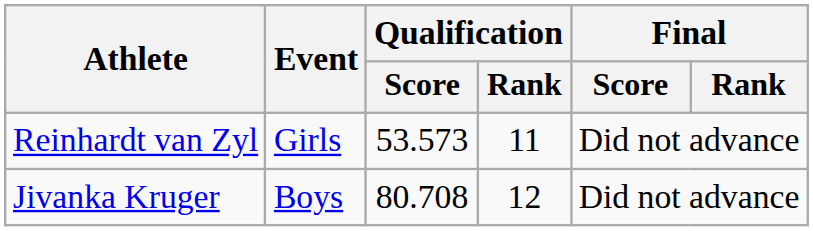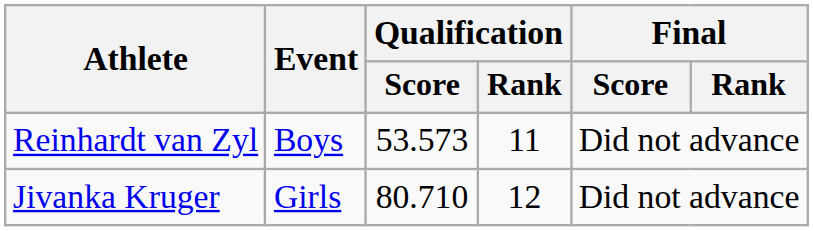(308, 140) Girls -> (309, 140) Boys
(309, 196) Boys -> (308, 196) Girls
(422, 196) 80.708 -> (422, 196) 80.710
